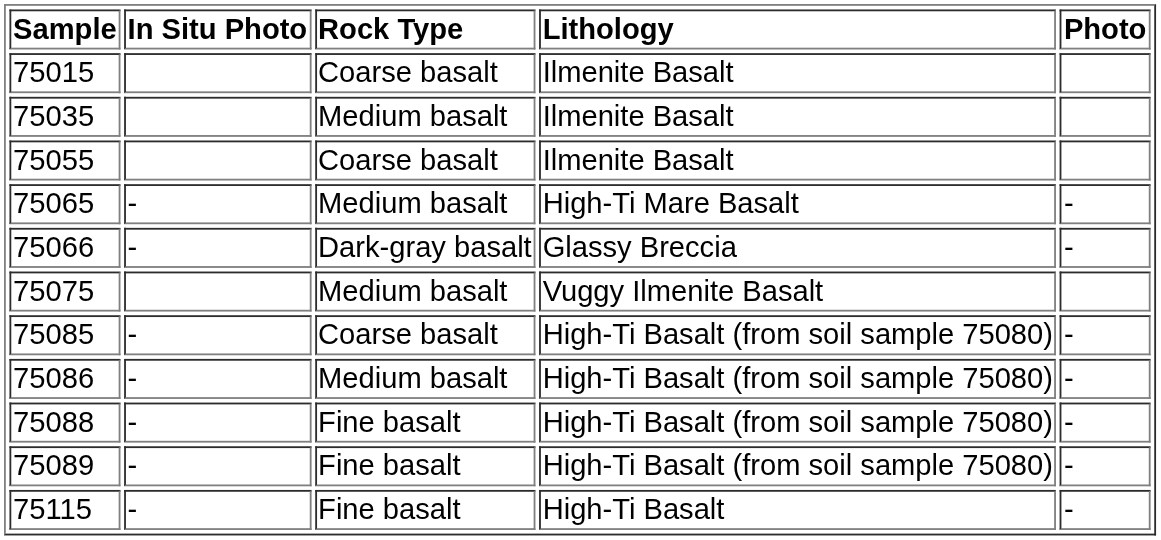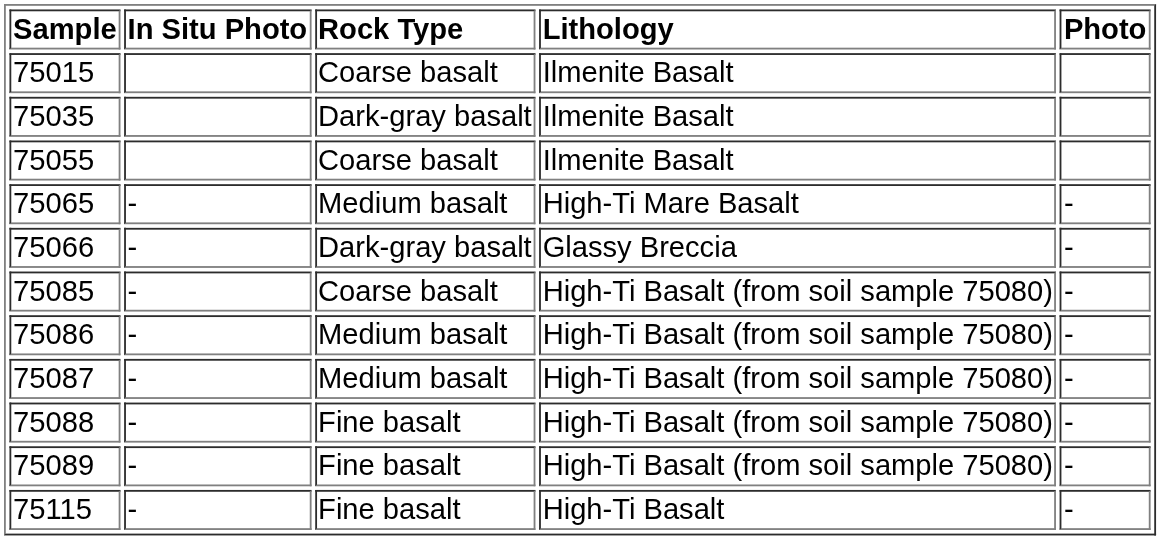(413, 116) Medium basalt -> (425, 116) Dark-gray basalt
- row: (54, 291)
+ row: (54, 378)
